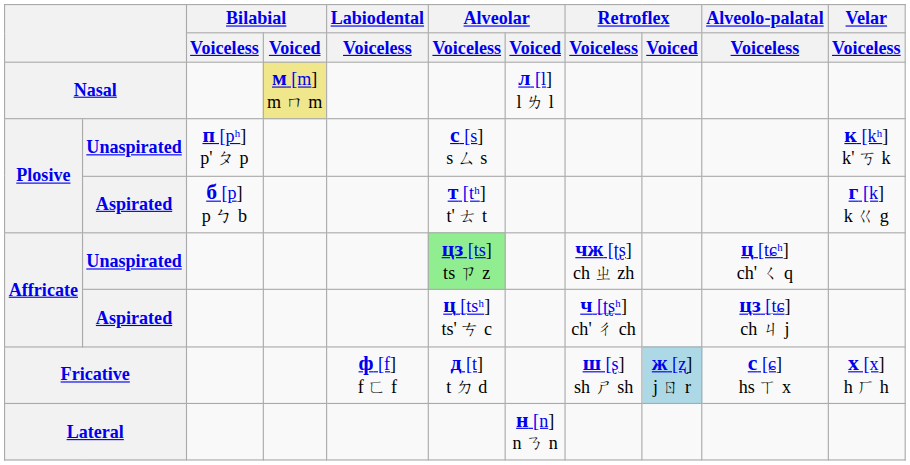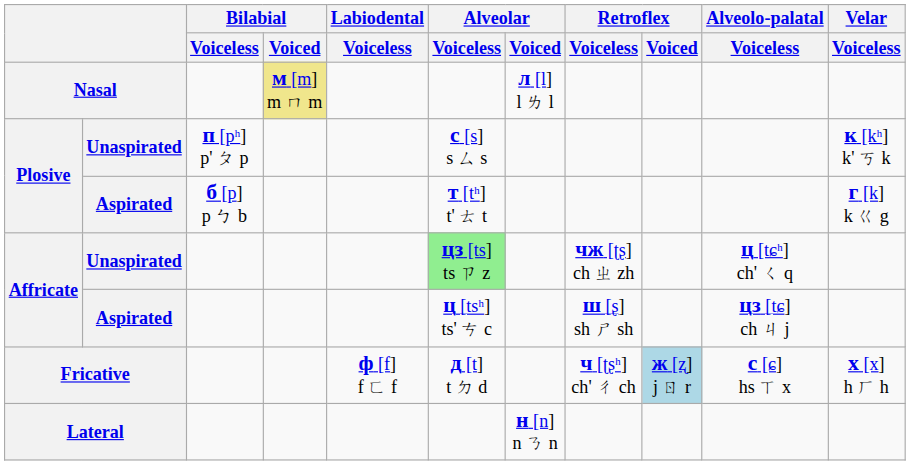(604, 316) ч [ʈʂʰ] ch' ㄔ ch -> (604, 316) ш [ʂ] sh ㄕ sh
(604, 373) ш [ʂ] sh ㄕ sh -> (604, 373) ч [ʈʂʰ] ch' ㄔ ch
